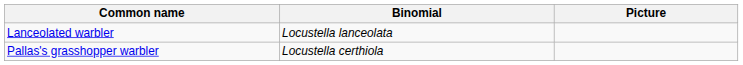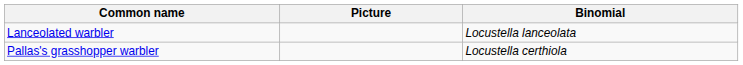columns swapped: (417, 13) <-> (646, 13)
